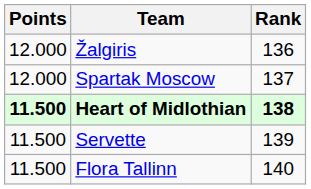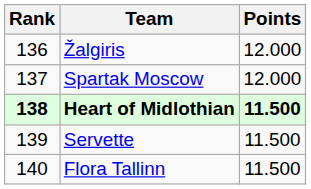columns swapped: (278, 19) <-> (38, 19)
